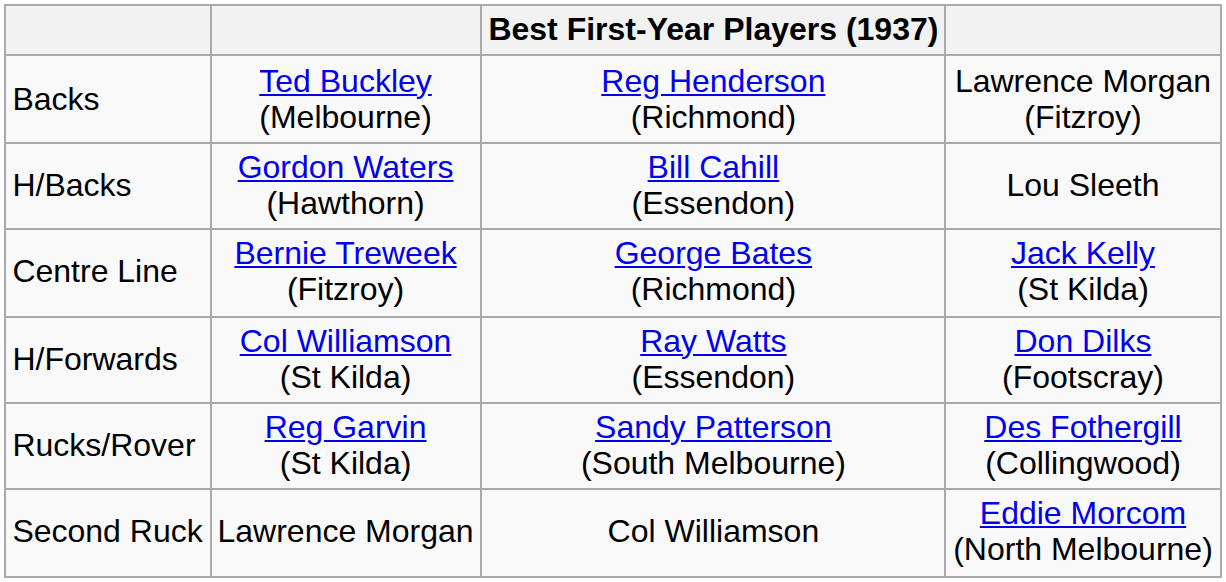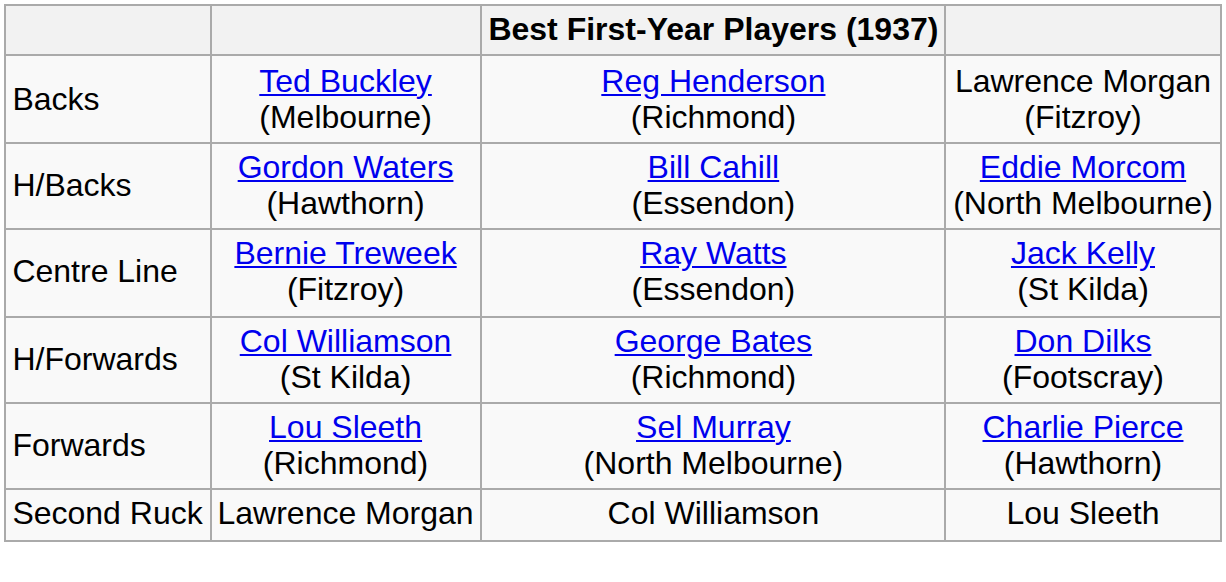(1083, 185) Lou Sleeth -> (1083, 185) Eddie Morcom (North Melbourne)
(713, 272) George Bates (Richmond) -> (713, 272) Ray Watts (Essendon)
(713, 358) Ray Watts (Essendon) -> (713, 358) George Bates (Richmond)
+ row: (79, 445)
- row: (104, 445)
(1083, 532) Eddie Morcom (North Melbourne) -> (1083, 514) Lou Sleeth
